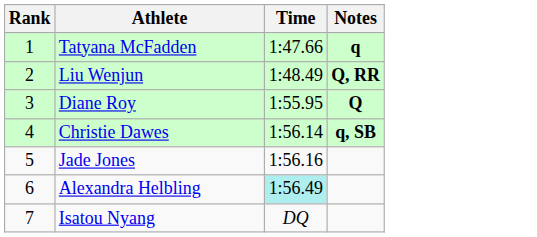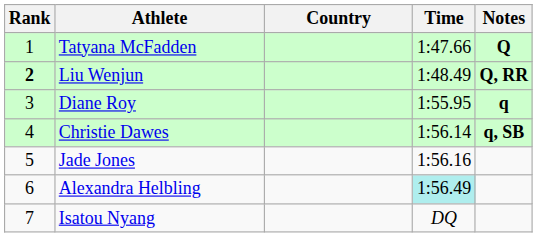+ column: (339, 18)
(356, 47) q -> (504, 47) Q
(30, 75) normal -> (30, 75) bold
(356, 103) Q -> (504, 103) q
